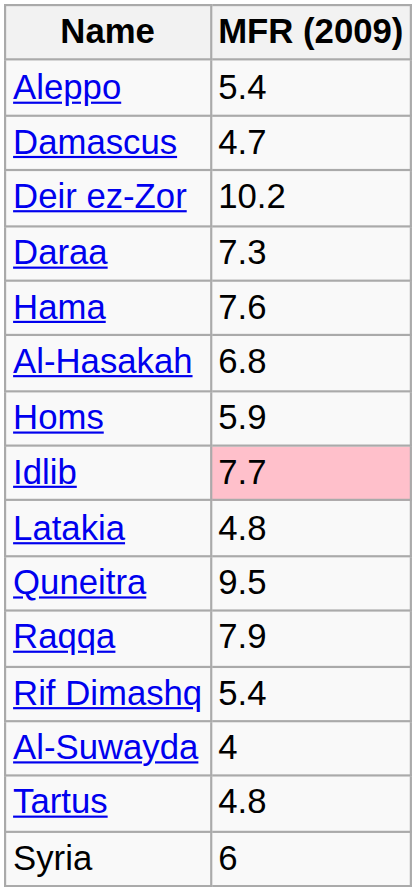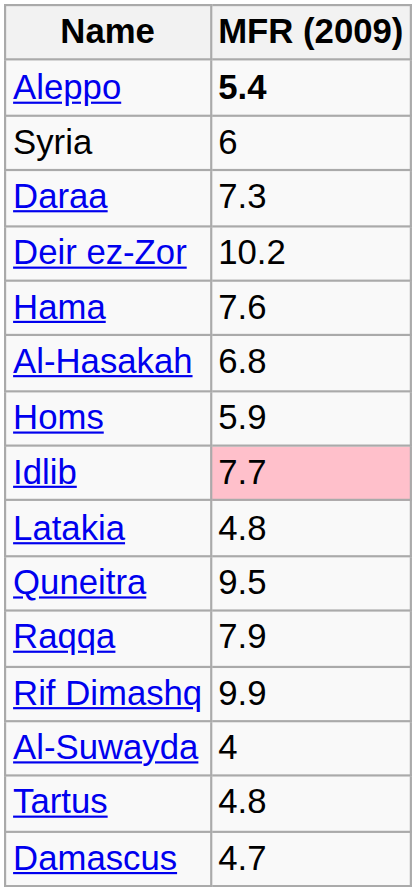(242, 87) normal -> (242, 87) bold
rows swapped: (95, 142) <-> (53, 857)
rows swapped: (60, 252) <-> (100, 197)
(242, 692) 5.4 -> (242, 692) 9.9
